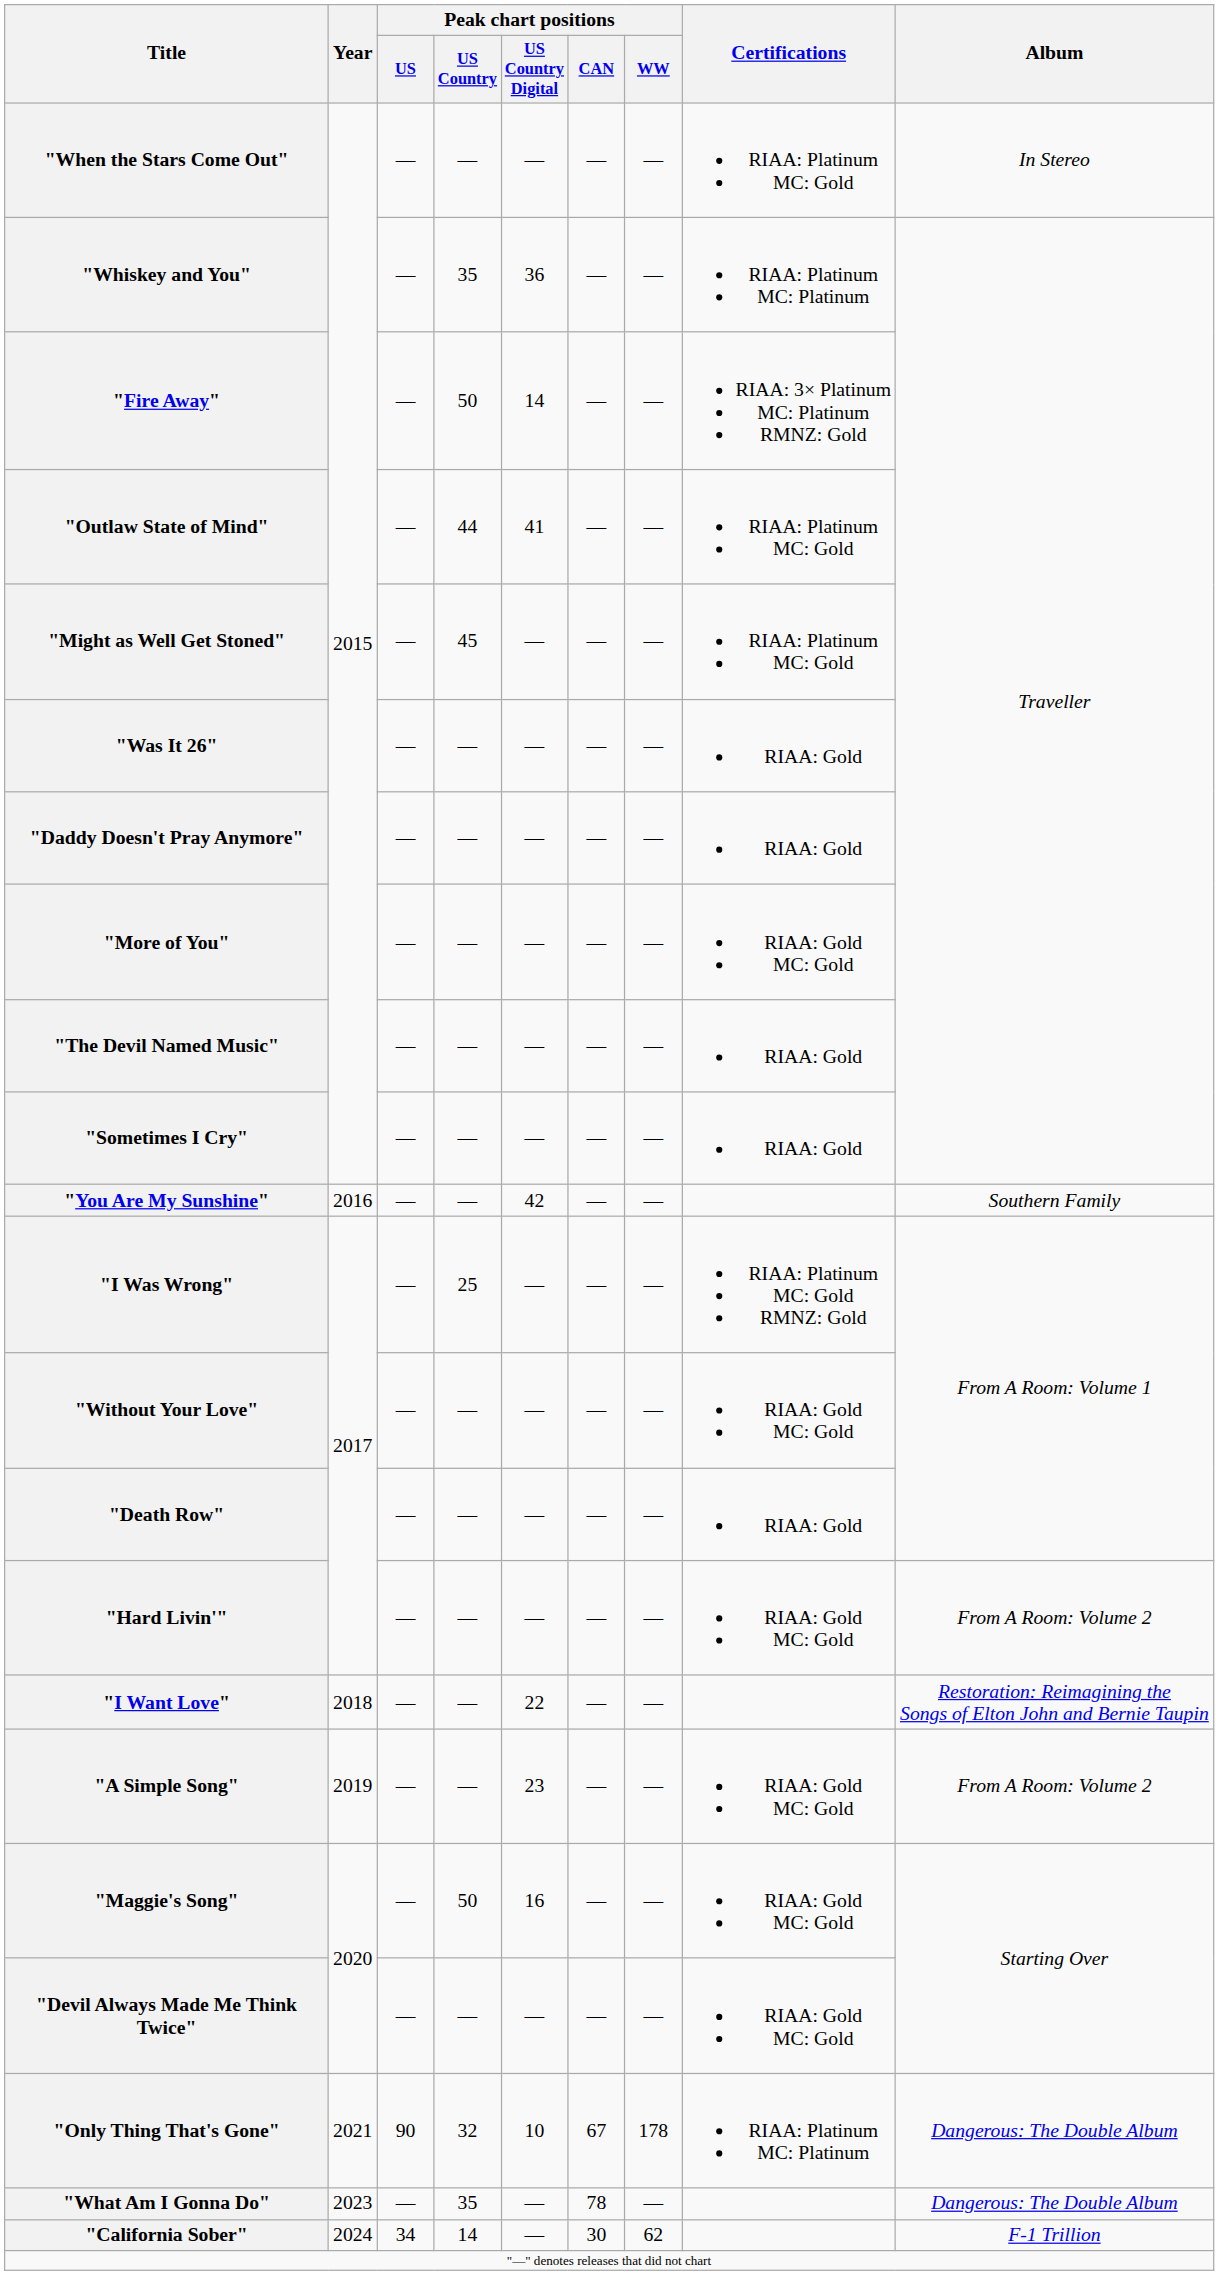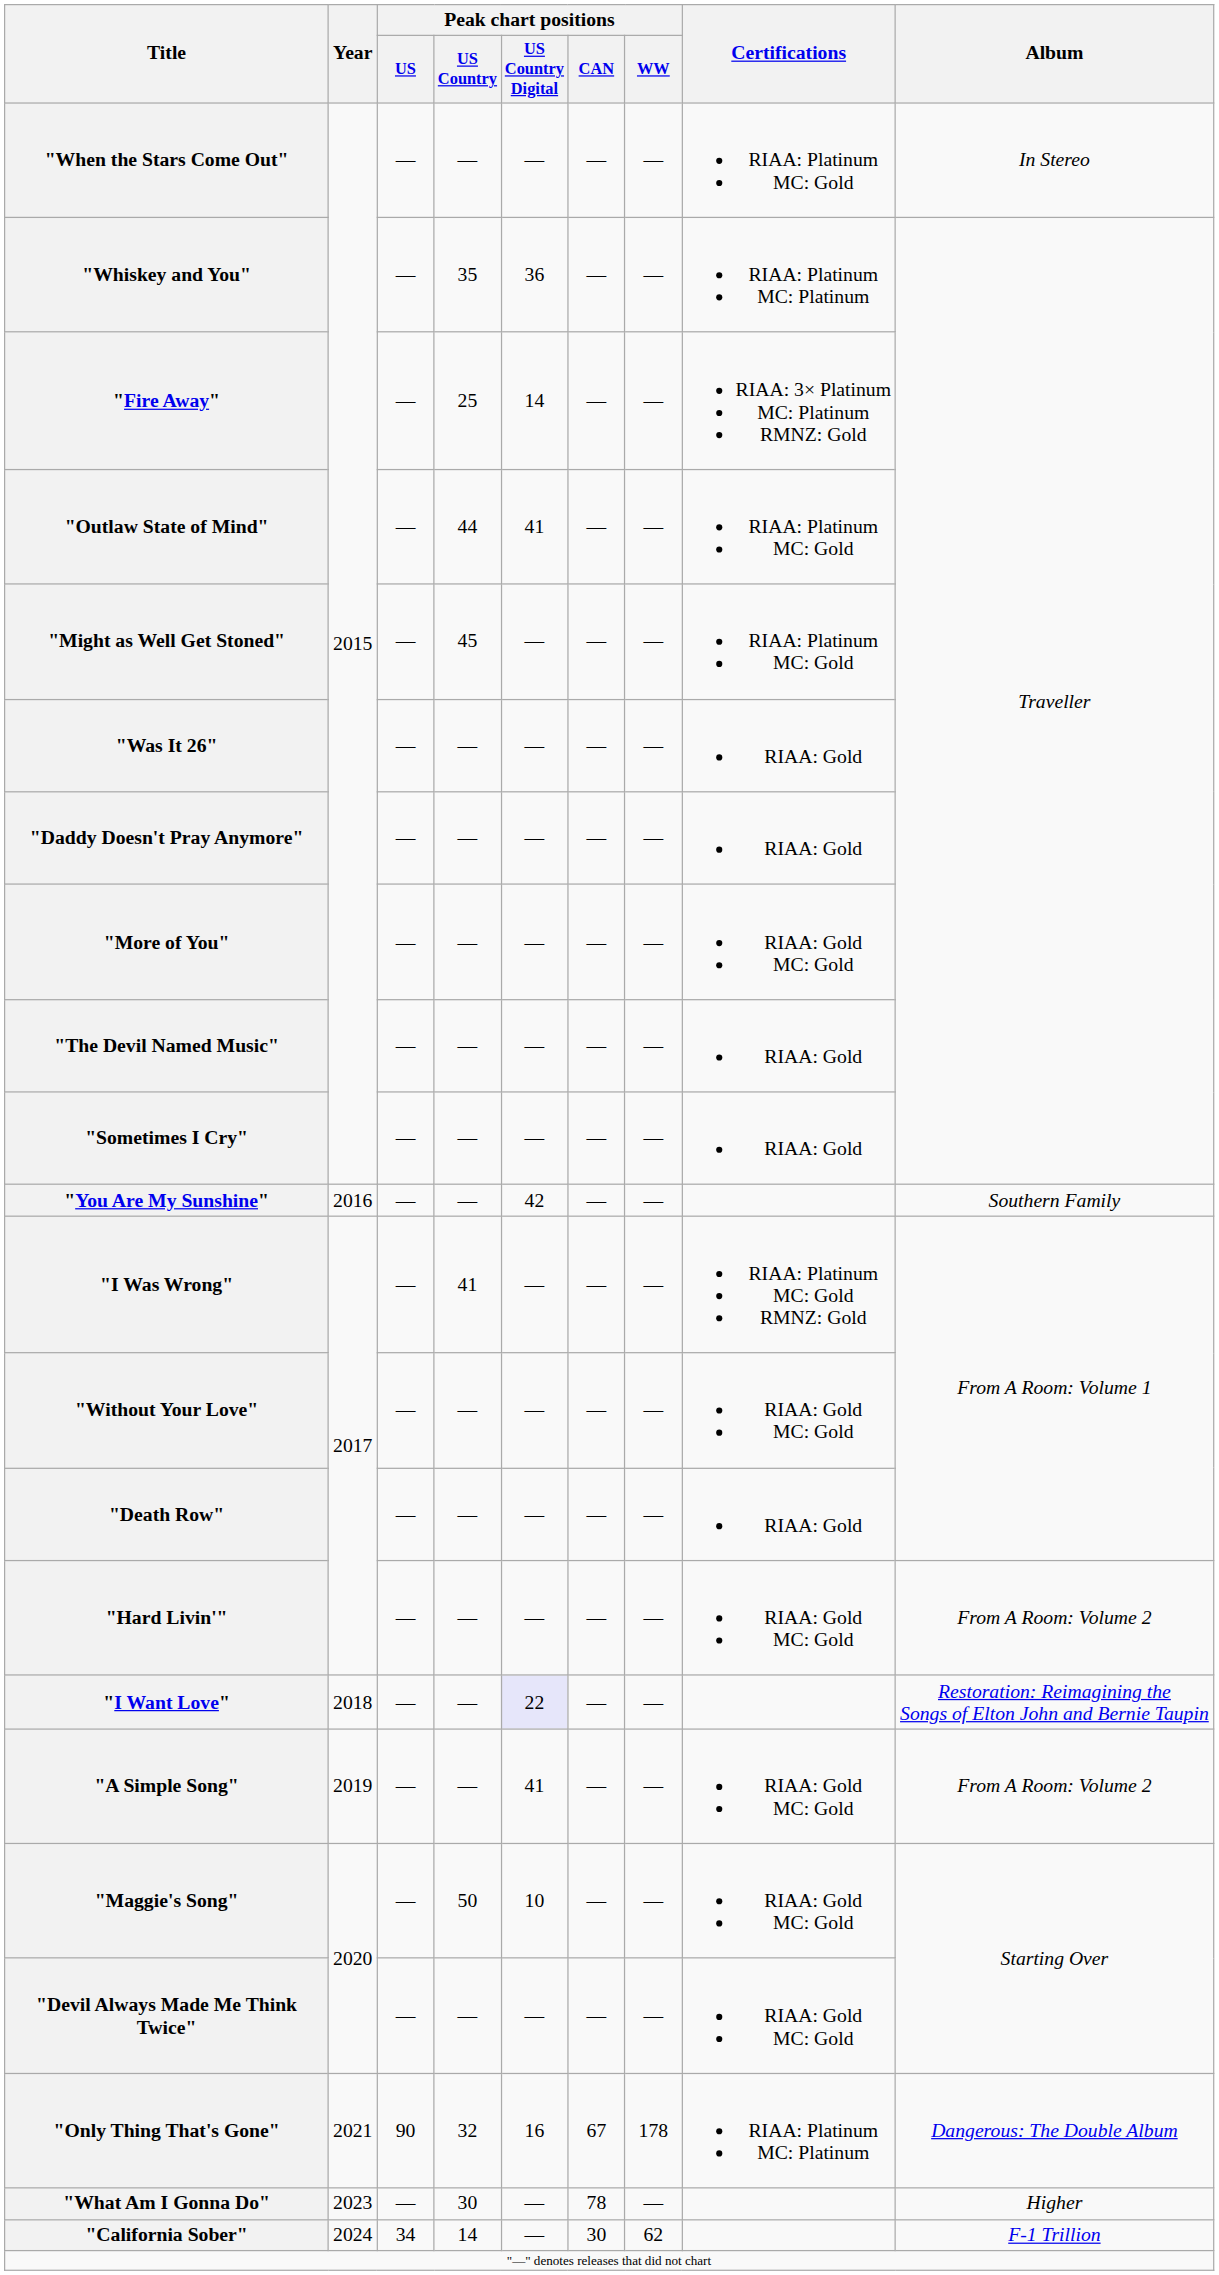(467, 400) 50 -> (467, 400) 25
(467, 1284) 25 -> (467, 1284) 41
(534, 1701) no background -> (534, 1701) lavender background
(534, 1786) 23 -> (534, 1786) 41
(534, 1900) 16 -> (534, 1900) 10
(534, 2130) 10 -> (534, 2130) 16
(467, 2203) 35 -> (467, 2203) 30
(1054, 2203) Dangerous: The Double Album -> (1054, 2203) Higher
